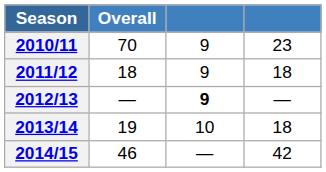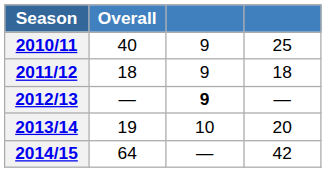(127, 45) 70 -> (127, 45) 40
(282, 45) 23 -> (282, 45) 25
(282, 126) 18 -> (282, 126) 20
(127, 153) 46 -> (127, 153) 64
